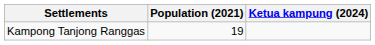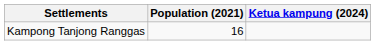(237, 31) 19 -> (237, 31) 16
